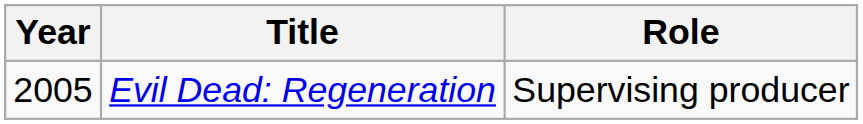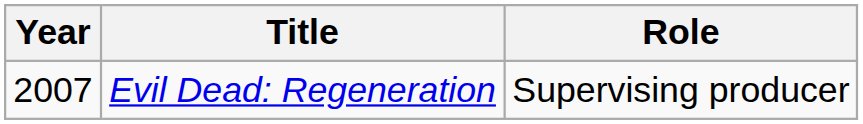(53, 89) 2005 -> (53, 89) 2007
